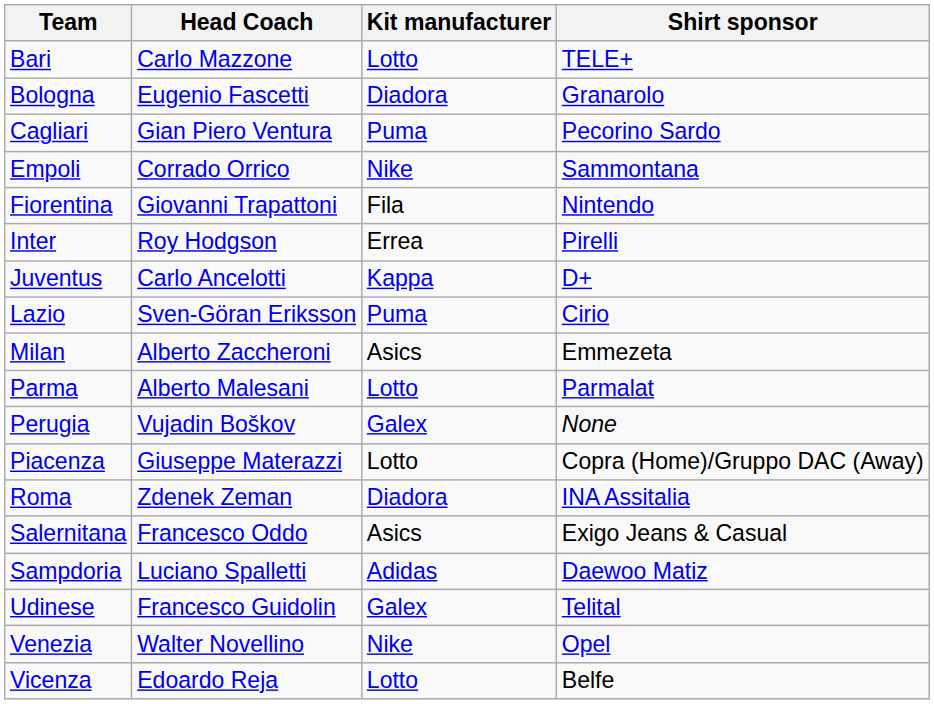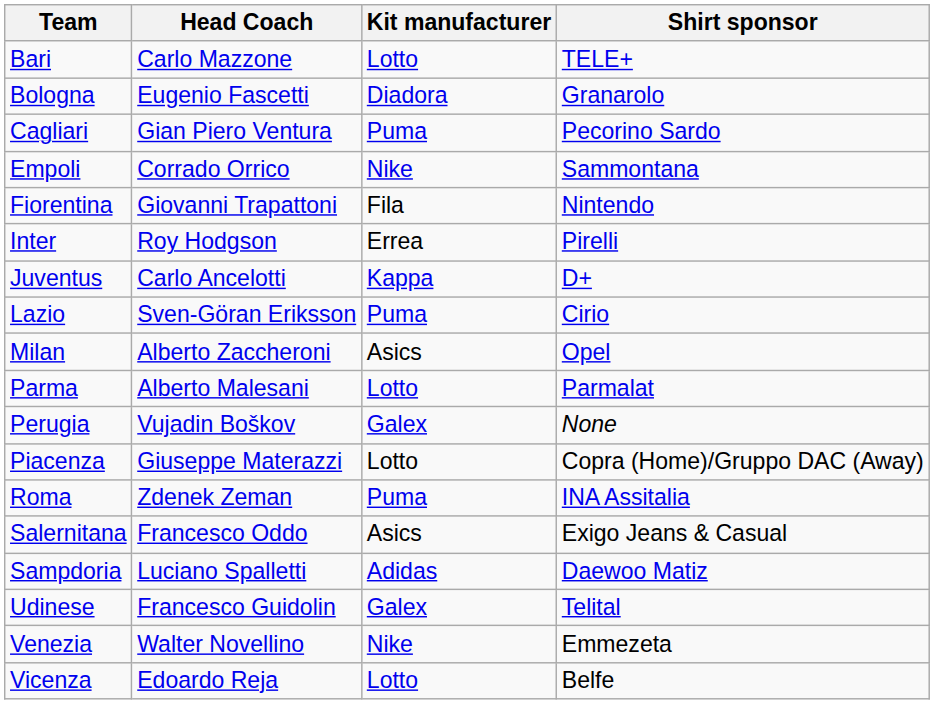(617, 351) Emmezeta -> (586, 351) Opel
(407, 497) Diadora -> (397, 497) Puma
(586, 643) Opel -> (617, 643) Emmezeta
